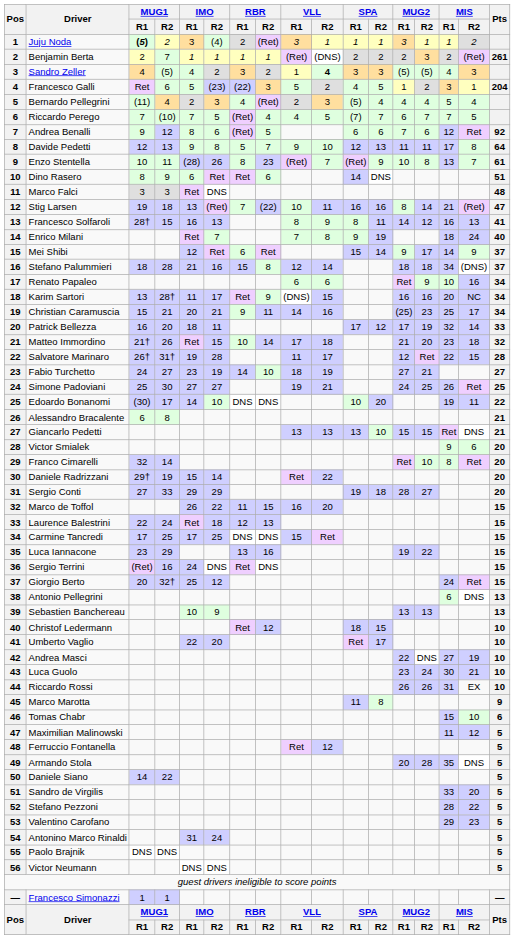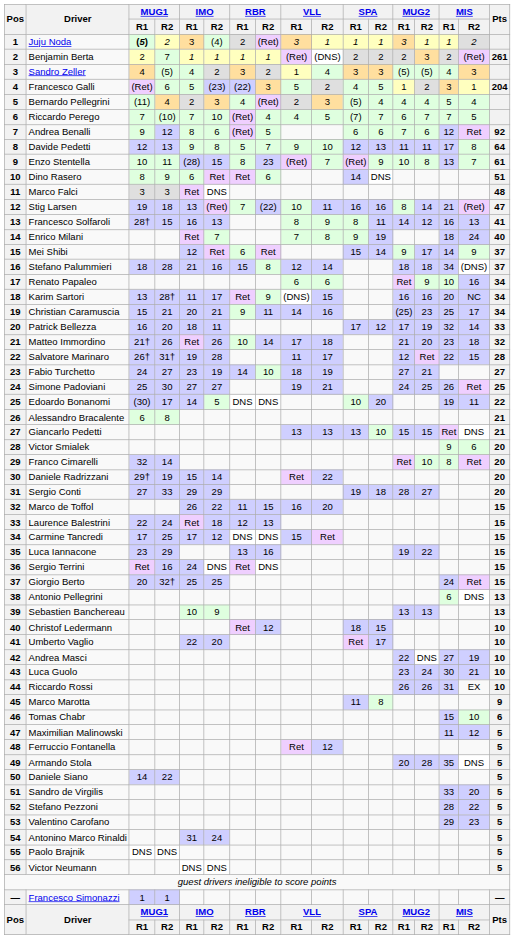(327, 71) bold -> (327, 71) normal
(142, 86) Ret -> (142, 86) (Ret)
(217, 116) 5 -> (217, 116) 10
(217, 162) 26 -> (217, 162) 15
(217, 342) 15 -> (217, 342) 26
(217, 402) 10 -> (217, 402) 5
(217, 537) 25 -> (217, 537) 12
(142, 567) (Ret) -> (142, 567) Ret
(217, 582) 12 -> (217, 582) 25
